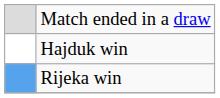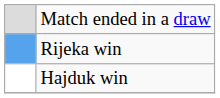rows swapped: (84, 48) <-> (81, 78)
